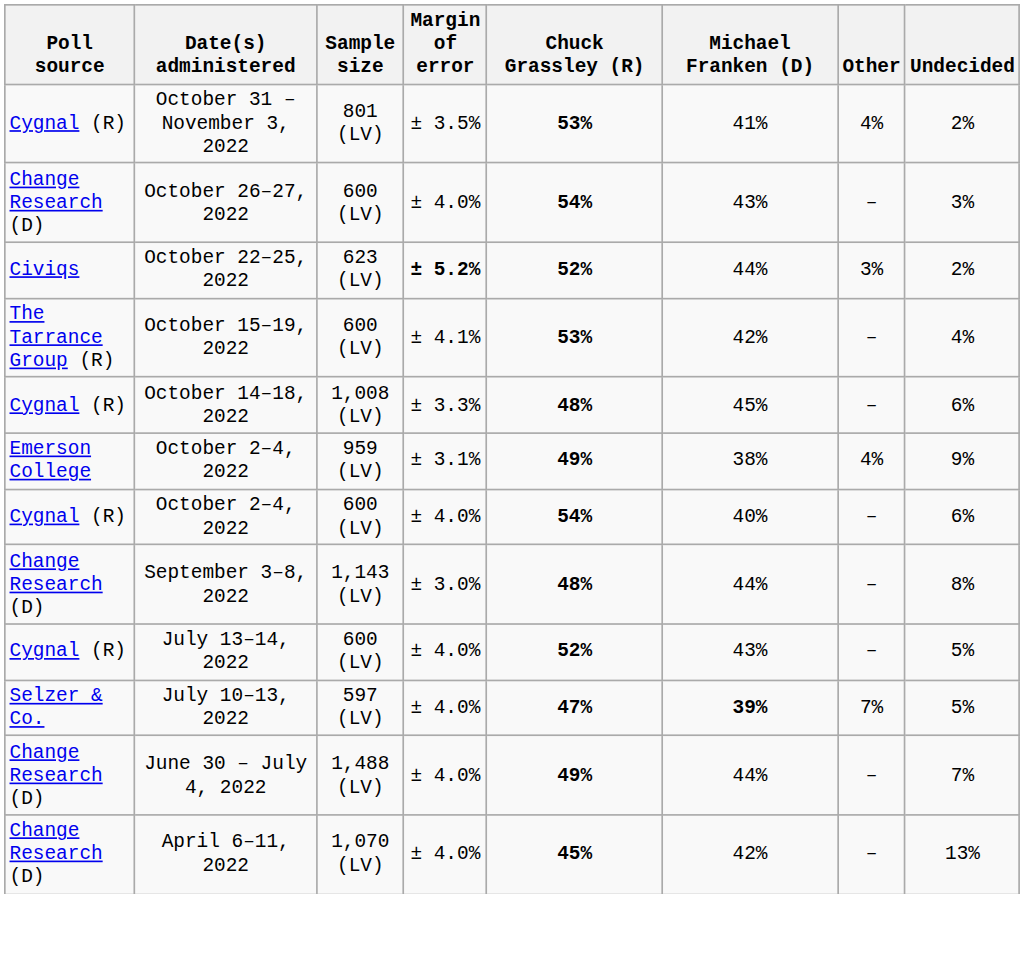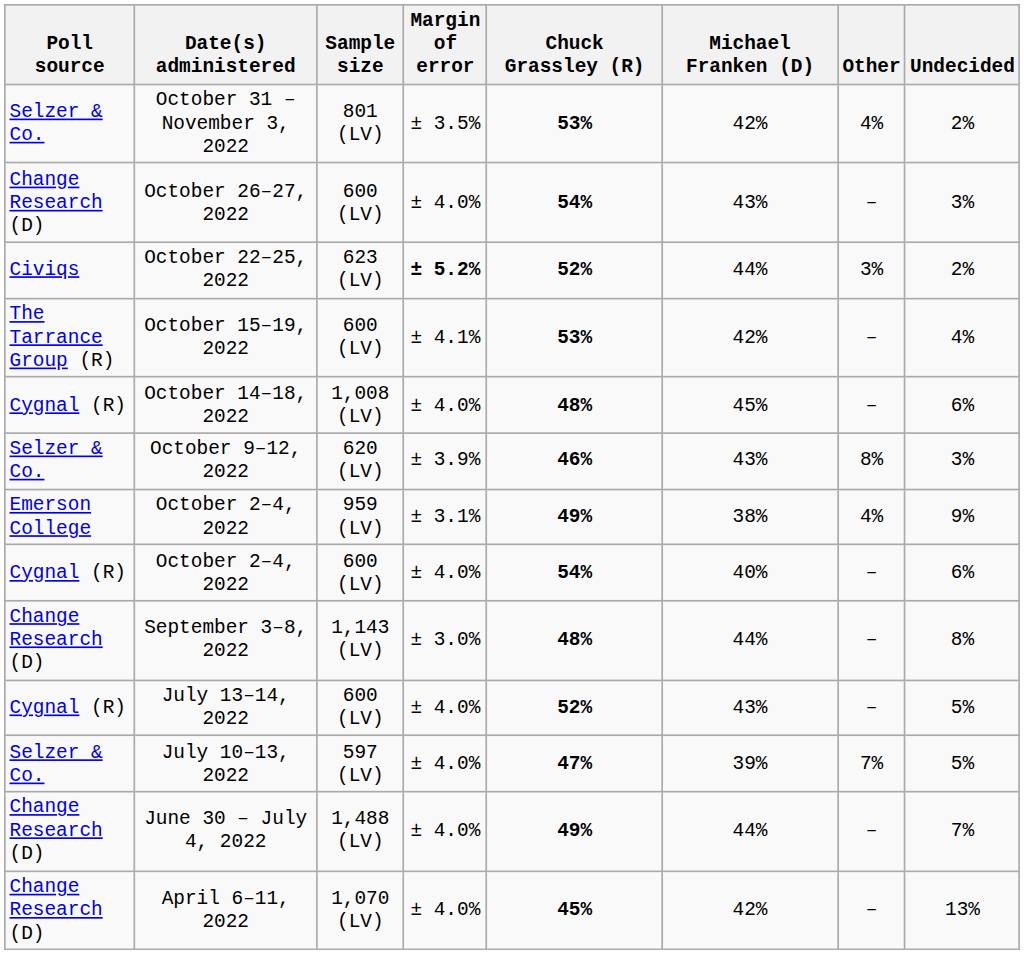(68, 123) Cygnal (R) -> (56, 123) Selzer & Co.
(750, 123) 41% -> (750, 123) 42%
(445, 405) ± 3.3% -> (445, 405) ± 4.0%
+ row: (226, 461)
(750, 707) bold -> (750, 763) normal
